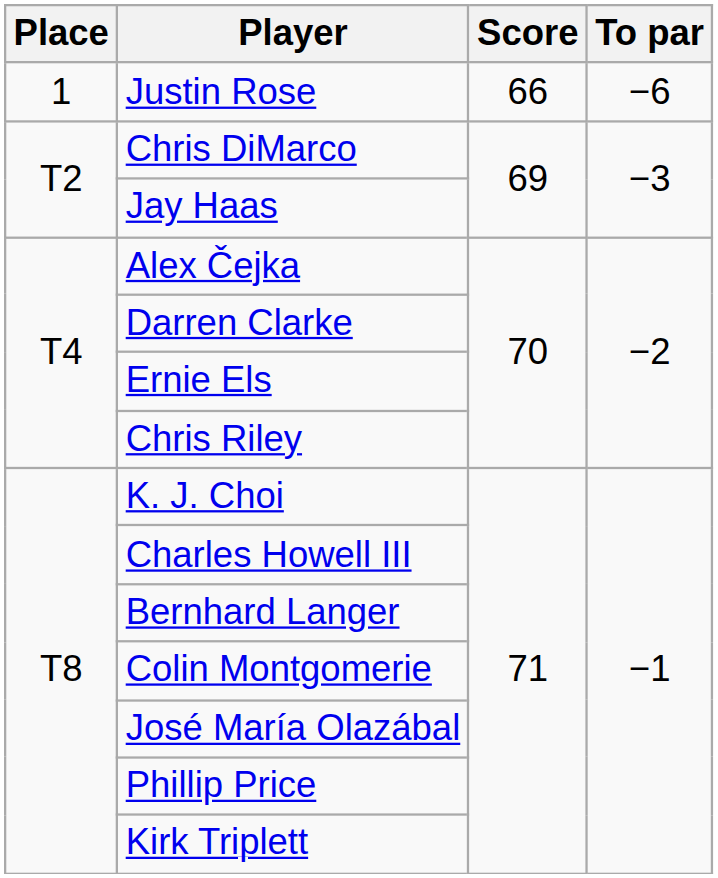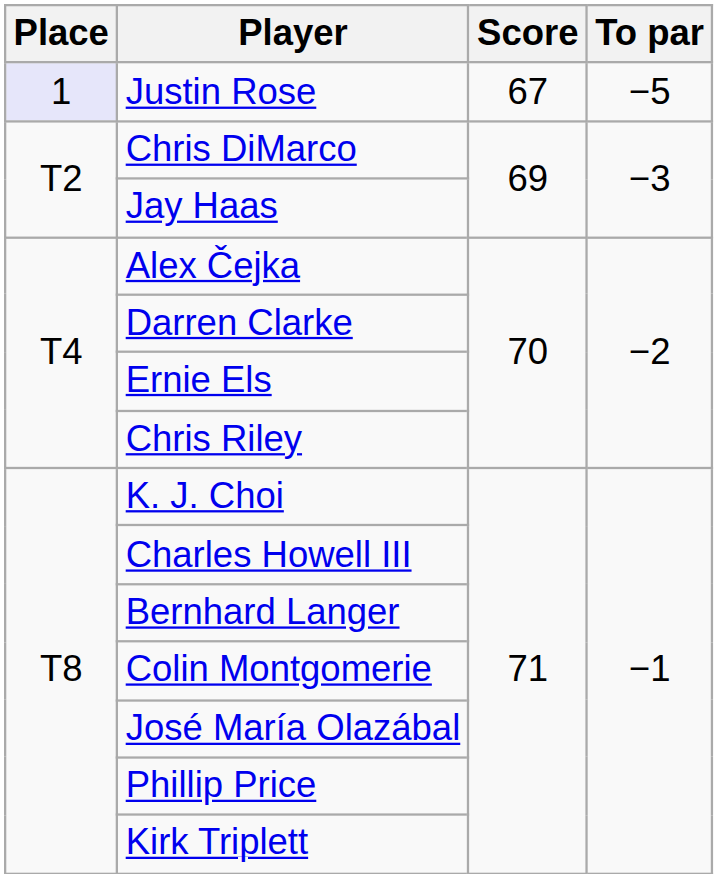(61, 91) no background -> (61, 91) lavender background
(528, 91) 66 -> (528, 91) 67
(650, 91) −6 -> (650, 91) −5
